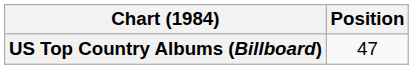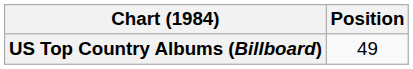(367, 49) 47 -> (367, 49) 49
